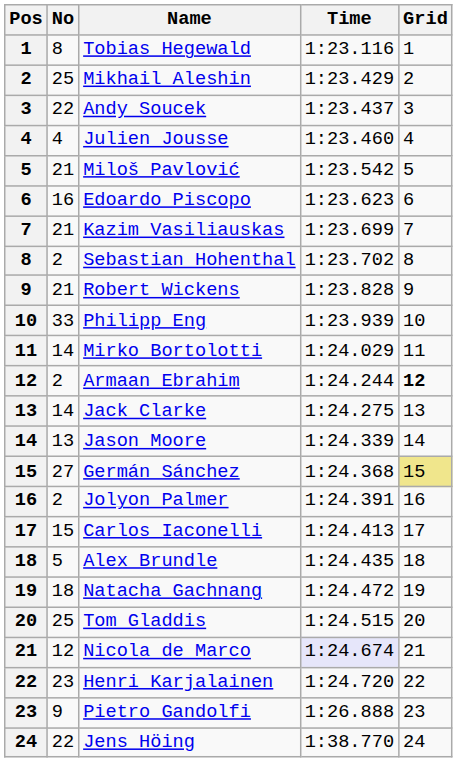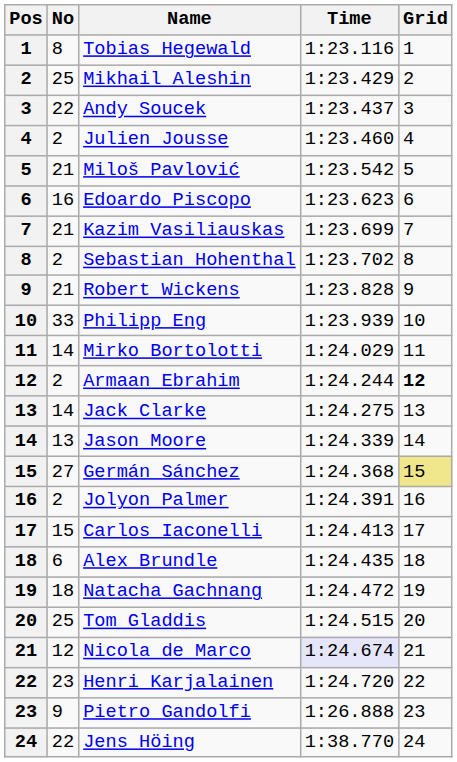(57, 141) 4 -> (57, 141) 2
(57, 562) 5 -> (57, 562) 6
